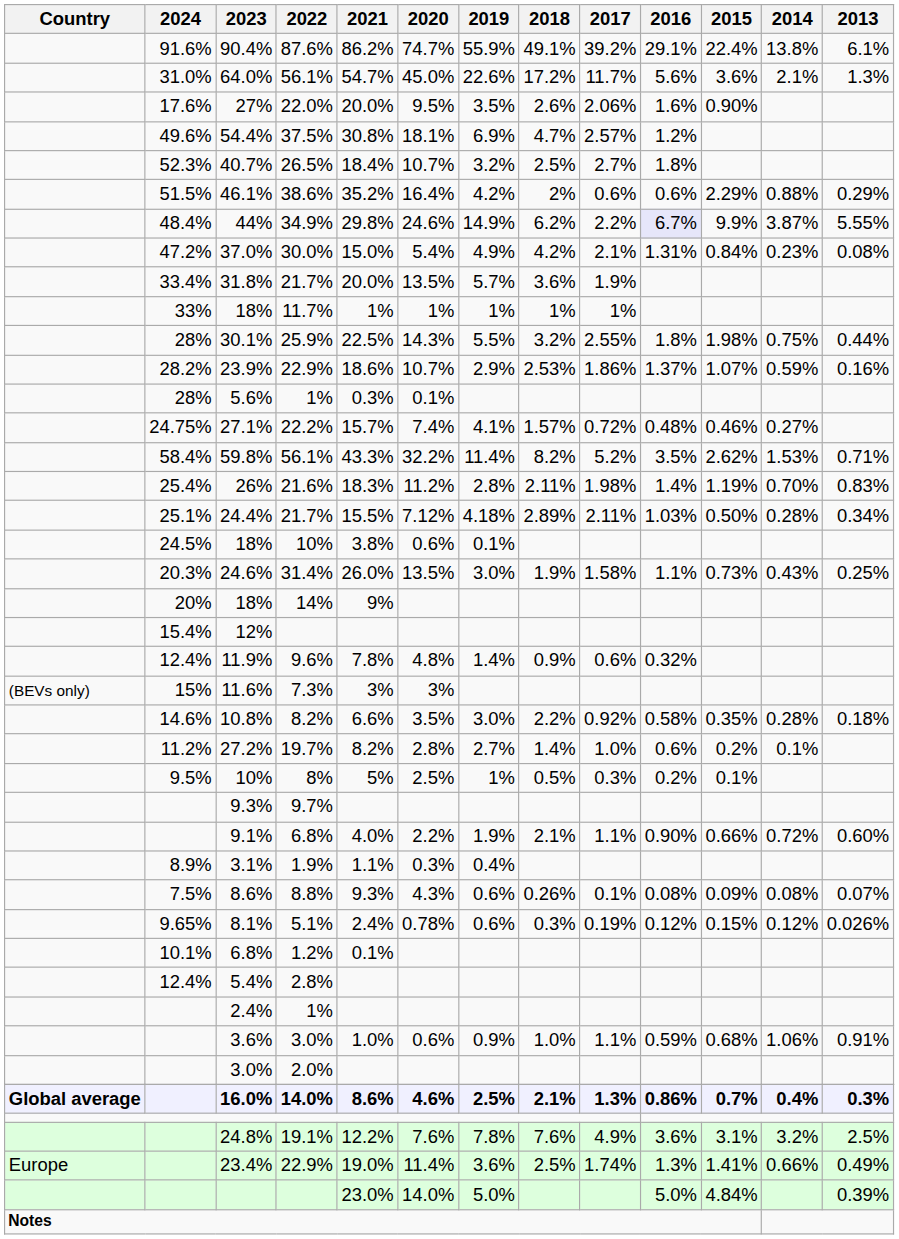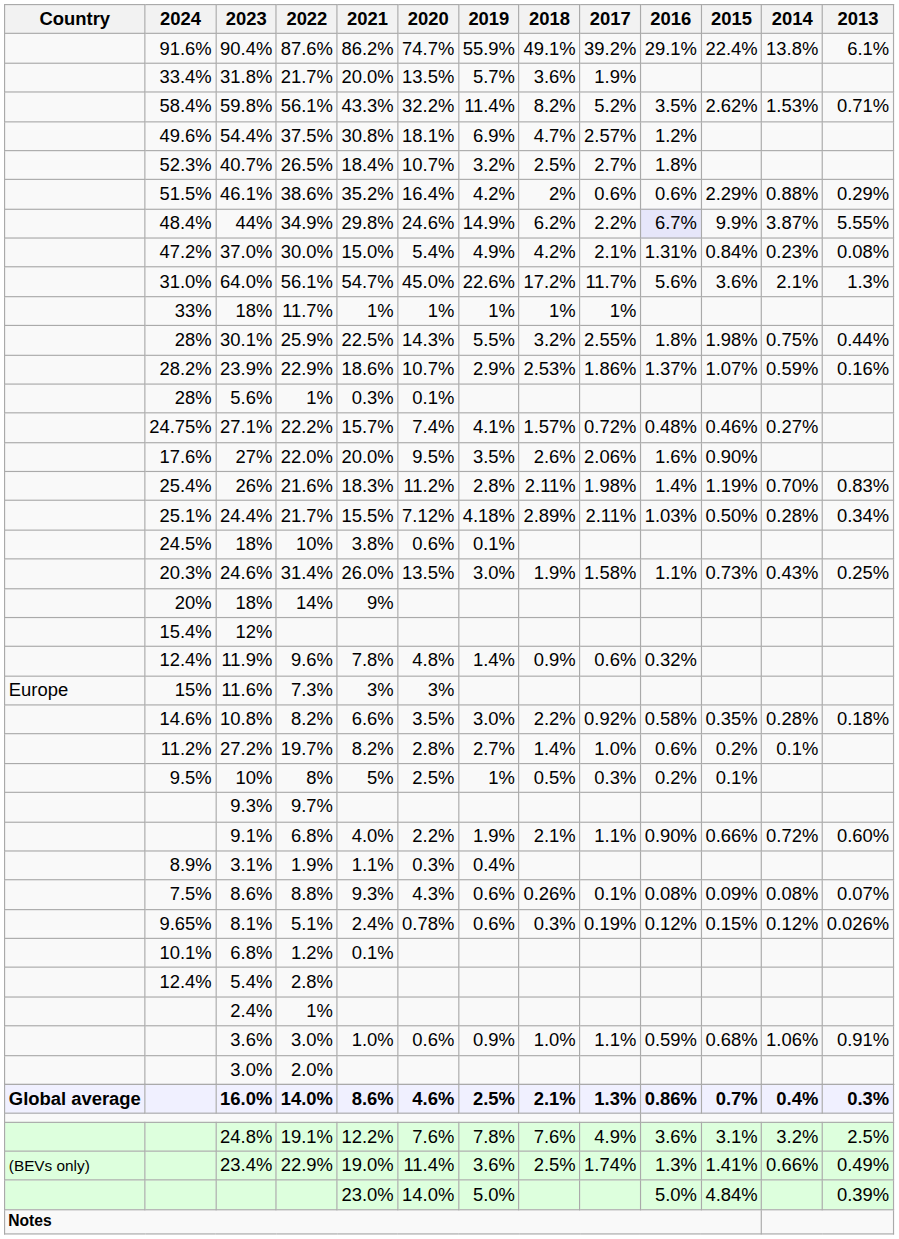rows swapped: (246, 77) <-> (246, 281)
rows swapped: (246, 456) <-> (254, 106)
(49, 691) (BEVs only) -> (38, 690) Europe
(38, 1165) Europe -> (49, 1166) (BEVs only)
